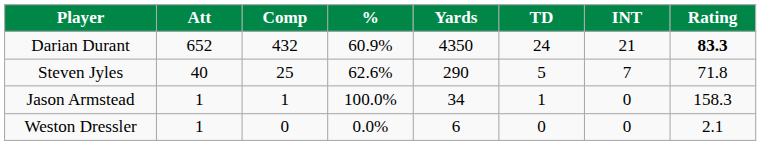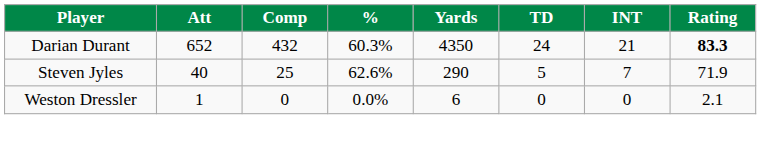(370, 45) 60.9% -> (370, 45) 60.3%
(713, 72) 71.8 -> (713, 72) 71.9
- row: (81, 99)
